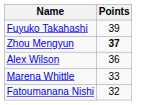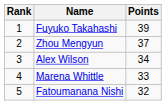+ column: (19, 12)
(114, 44) bold -> (143, 44) normal
(114, 60) 36 -> (143, 60) 34
